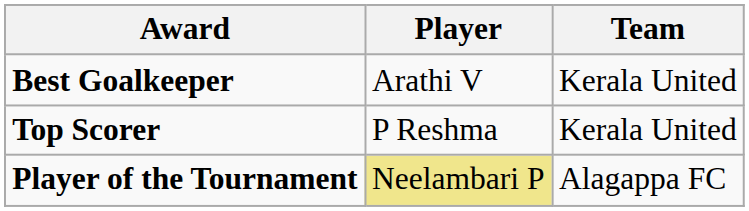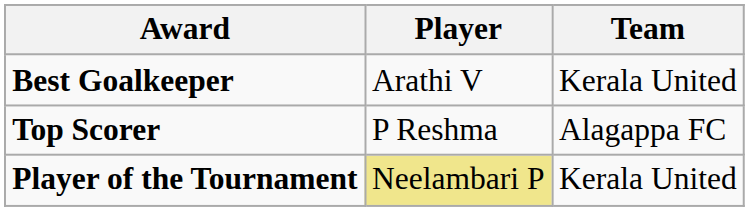(648, 129) Kerala United -> (643, 129) Alagappa FC
(643, 179) Alagappa FC -> (648, 179) Kerala United
